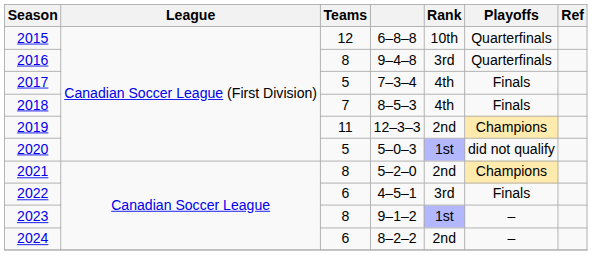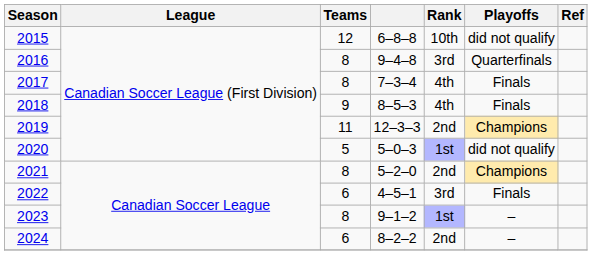(511, 37) Quarterfinals -> (511, 37) did not qualify
(345, 82) 5 -> (345, 82) 8
(345, 104) 7 -> (345, 104) 9
